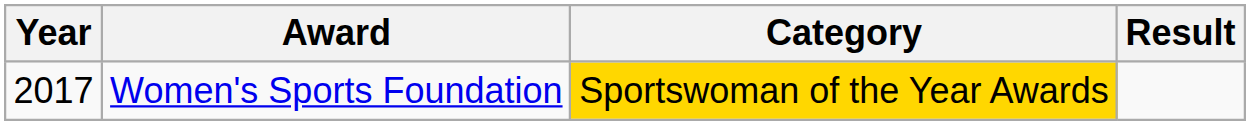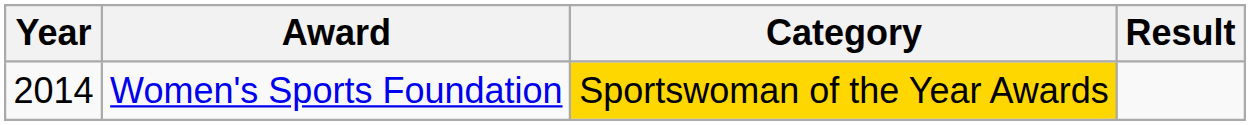(53, 90) 2017 -> (53, 90) 2014
